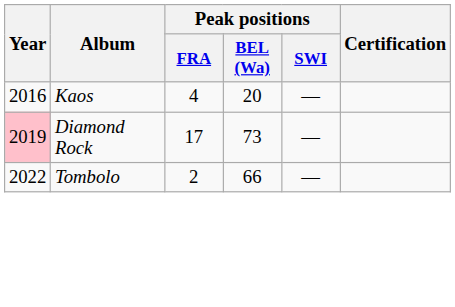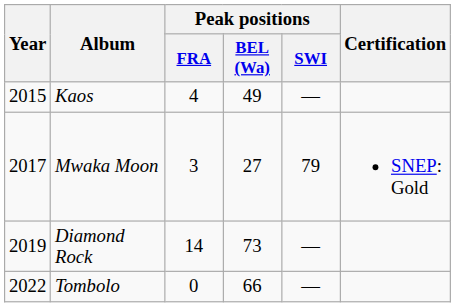(28, 96) 2016 -> (28, 96) 2015
(252, 96) 20 -> (252, 96) 49
+ row: (107, 166)
(28, 136) pink background -> (28, 246) no background
(194, 136) 17 -> (194, 246) 14
(194, 177) 2 -> (194, 286) 0
